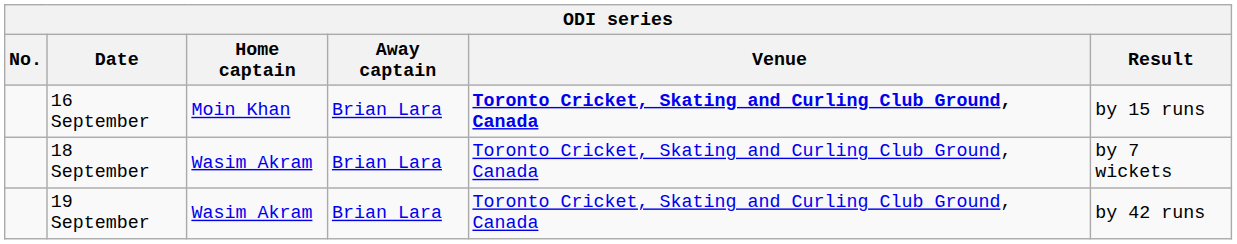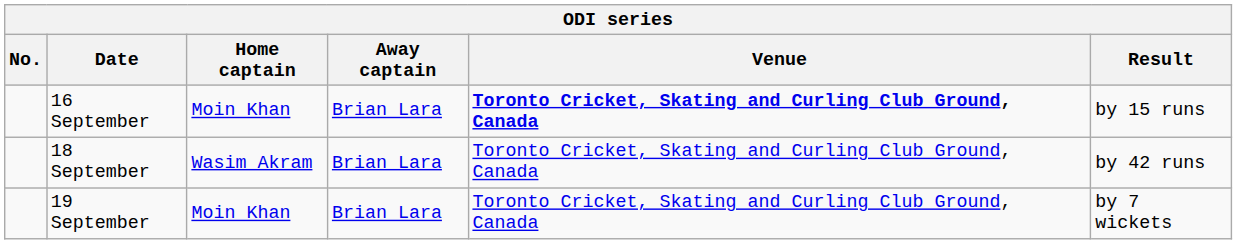(1134, 162) by 7 wickets -> (1150, 162) by 42 runs
(252, 213) Wasim Akram -> (241, 213) Moin Khan
(1150, 213) by 42 runs -> (1134, 213) by 7 wickets
